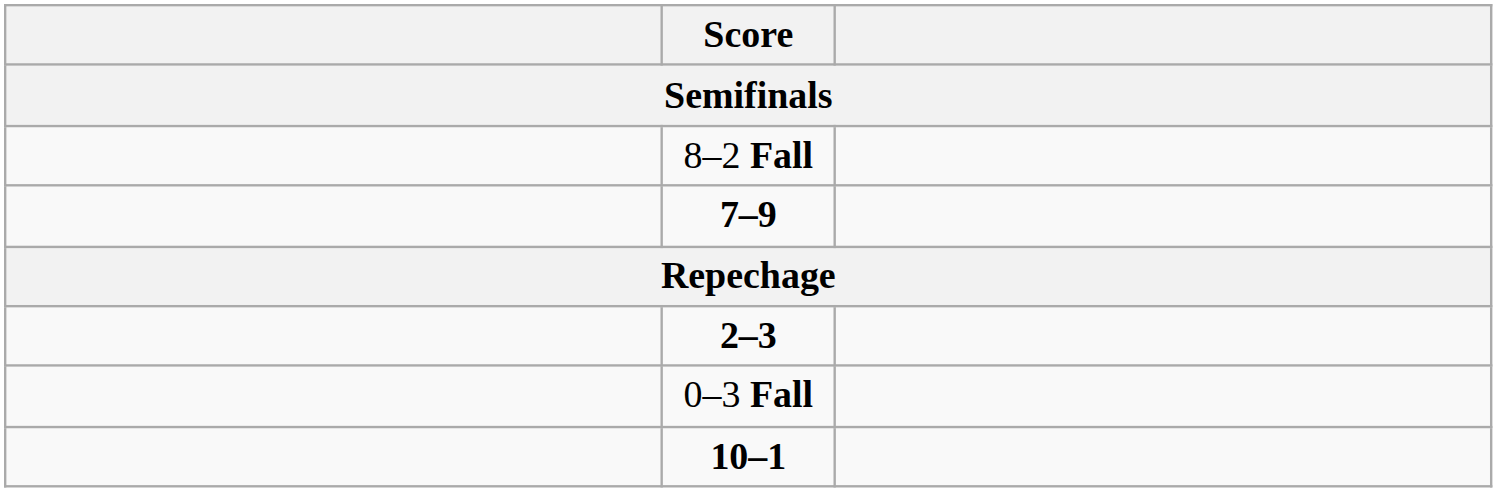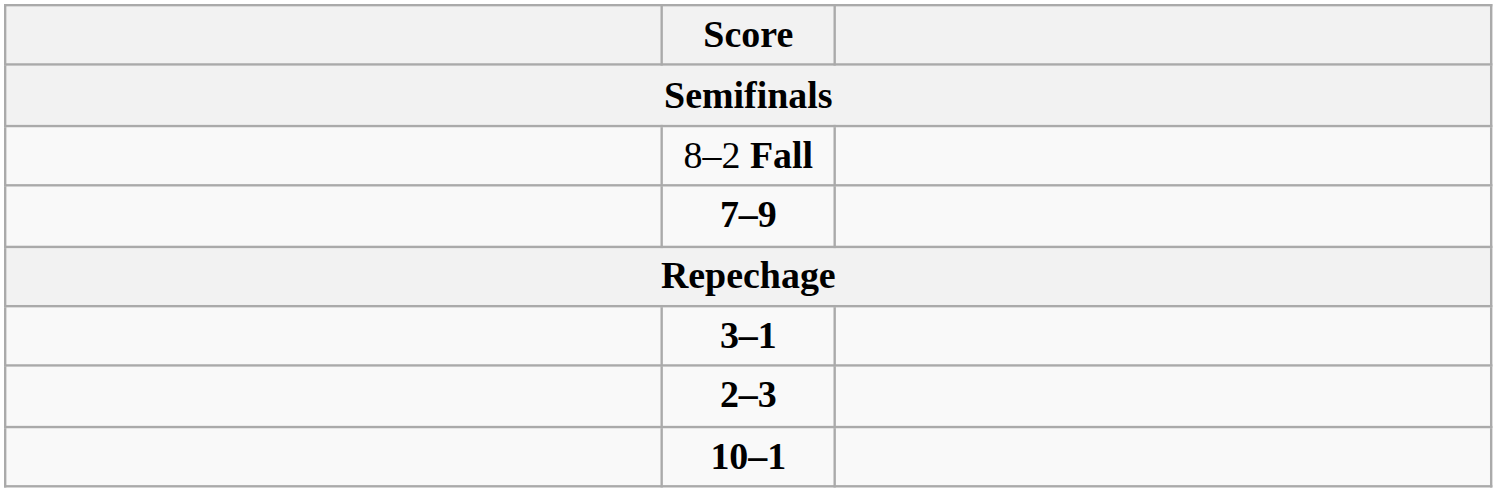+ row: (748, 335)
- row: (748, 395)
